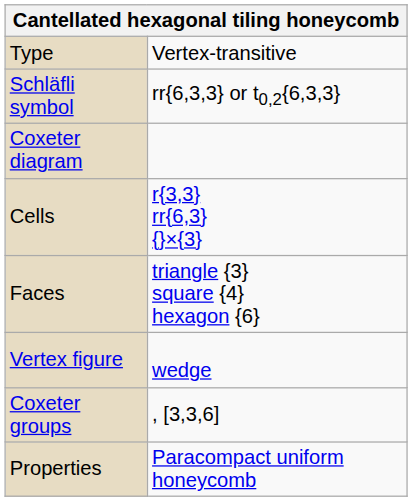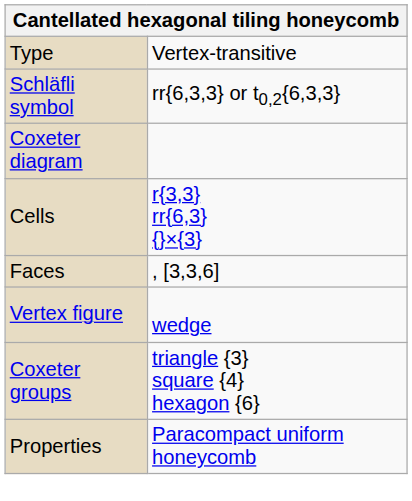(206, 293) triangle {3} square {4} hexagon {6} -> (186, 271) , [3,3,6]
(186, 414) , [3,3,6] -> (206, 380) triangle {3} square {4} hexagon {6}
